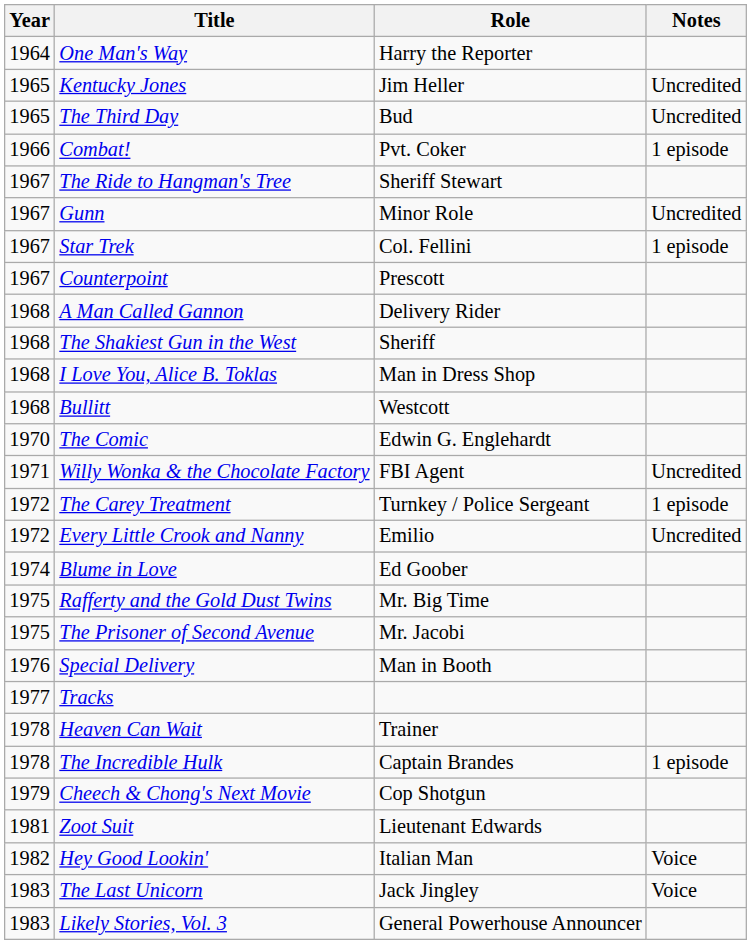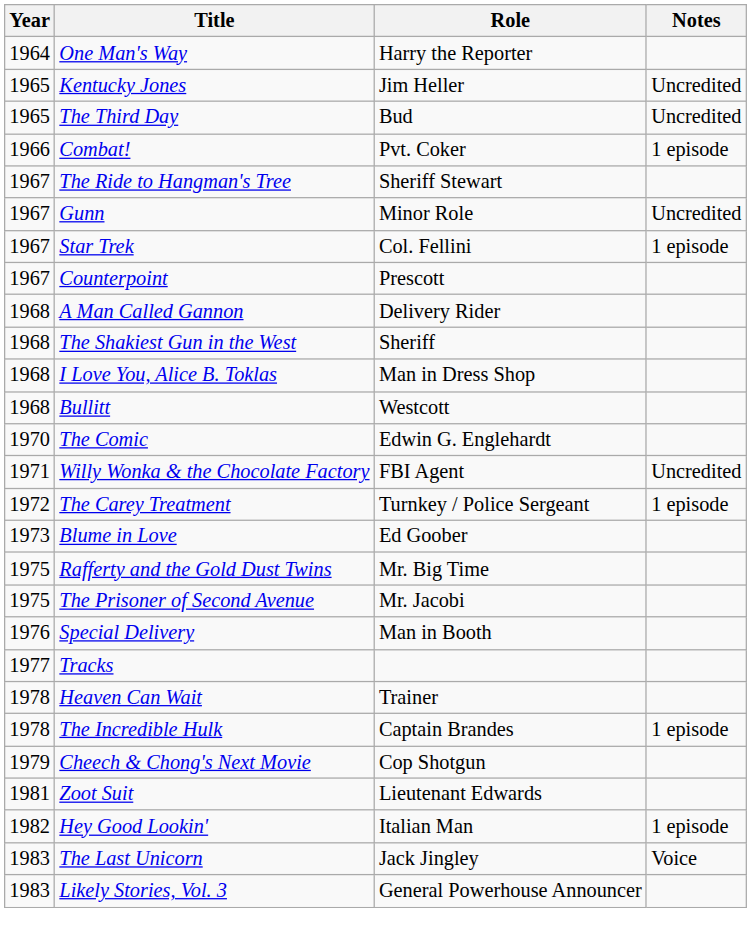- row: (181, 536)
(30, 568) 1974 -> (30, 536) 1973
(674, 858) Voice -> (690, 826) 1 episode
